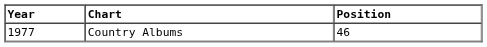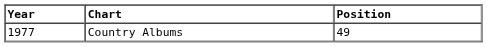(343, 32) 46 -> (343, 32) 49
